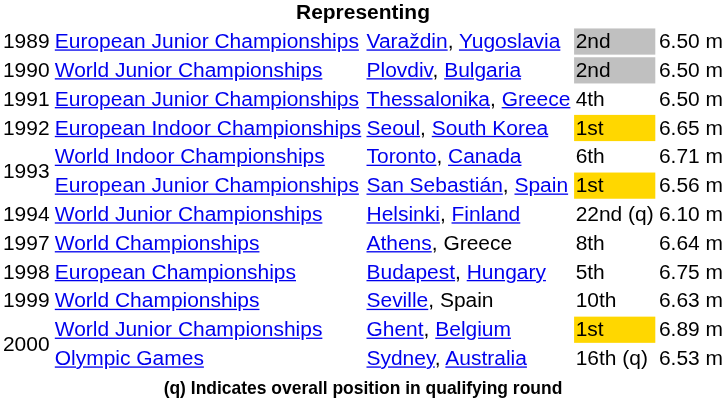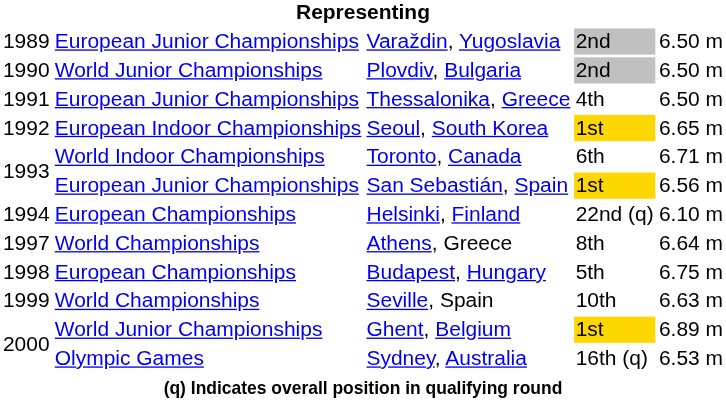(189, 214) World Junior Championships -> (175, 214) European Championships
